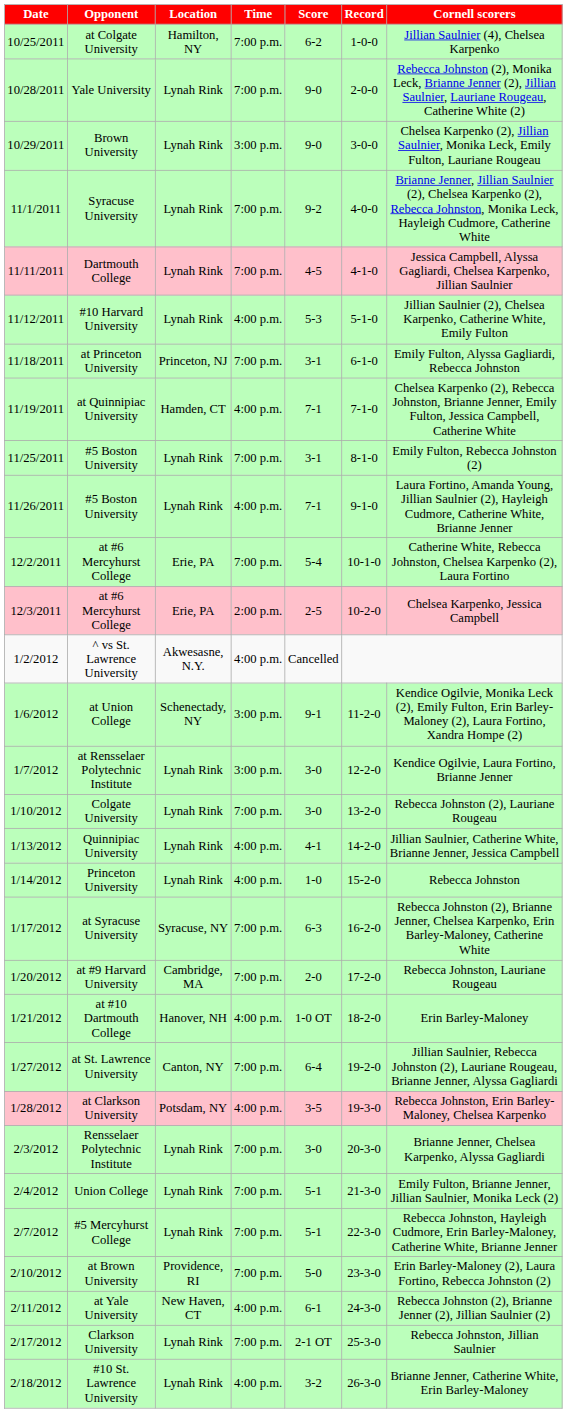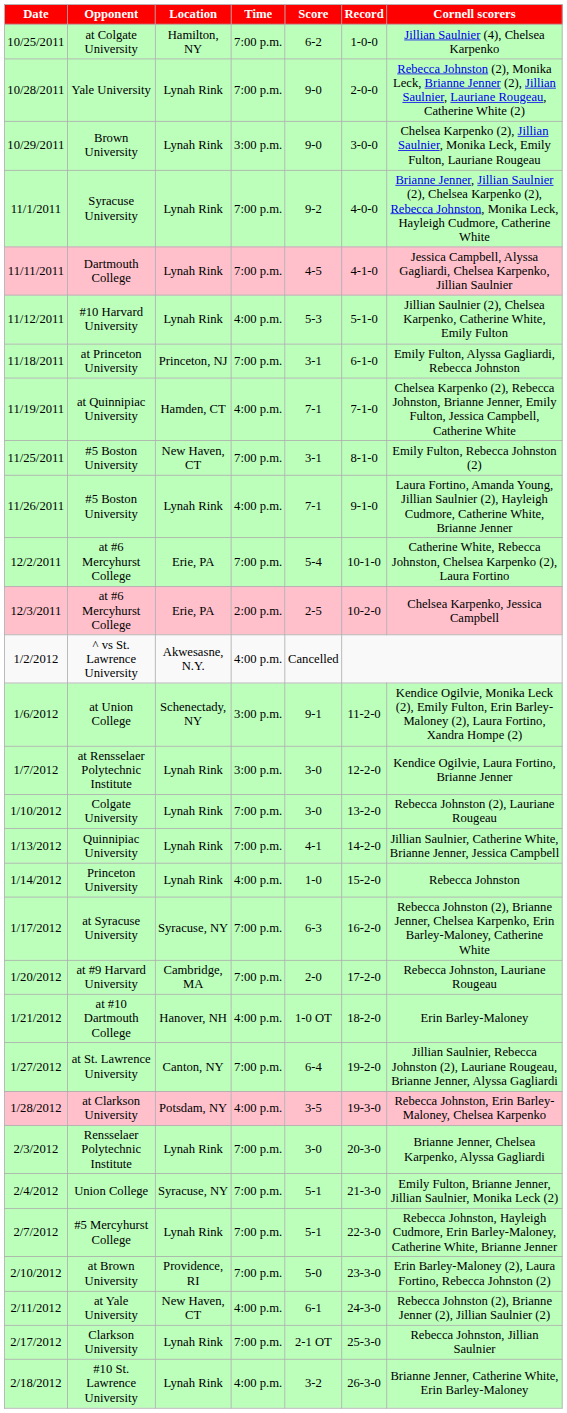(193, 458) Lynah Rink -> (193, 458) New Haven, CT
(258, 845) 4:00 p.m. -> (258, 845) 7:00 p.m.
(193, 1191) Lynah Rink -> (193, 1191) Syracuse, NY
